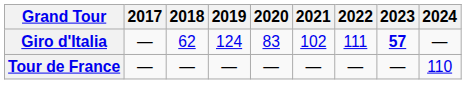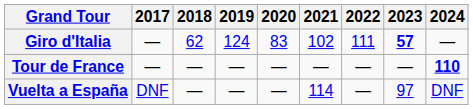(440, 66) normal -> (447, 66) bold
+ row: (68, 91)
